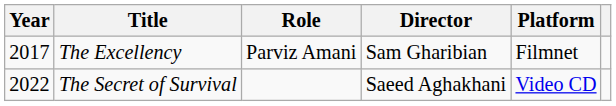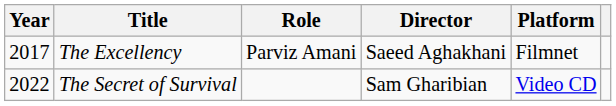(426, 52) Sam Gharibian -> (436, 52) Saeed Aghakhani
(436, 84) Saeed Aghakhani -> (426, 84) Sam Gharibian
